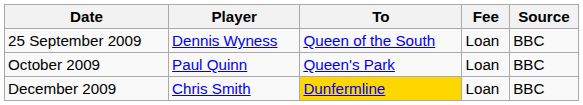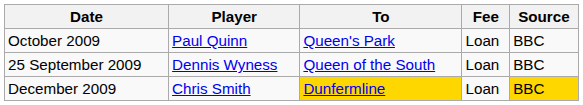rows swapped: (75, 41) <-> (54, 65)
(529, 89) no background -> (529, 89) gold background
